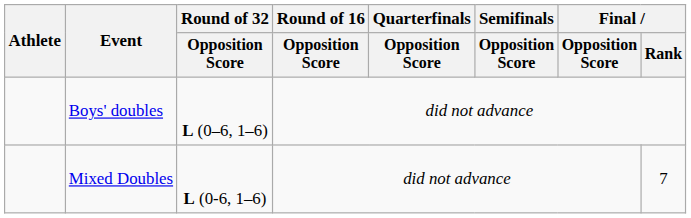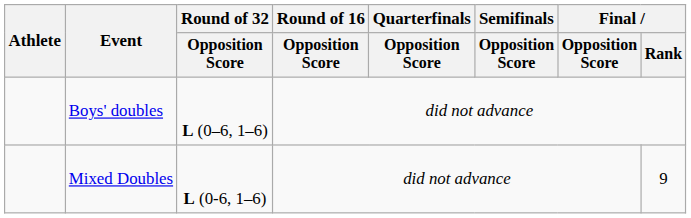(663, 179) 7 -> (663, 179) 9
